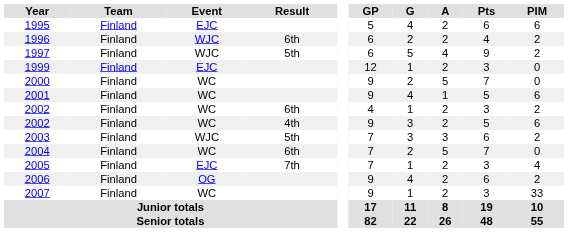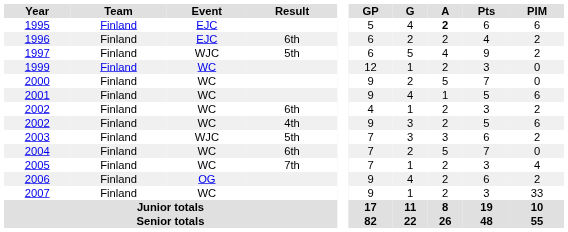(445, 25) normal -> (445, 25) bold
(207, 39) WJC -> (207, 39) EJC
(207, 67) EJC -> (207, 67) WC
(207, 165) EJC -> (207, 165) WC
